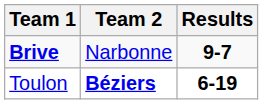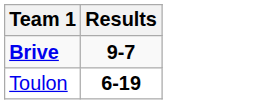- column: (129, 20)
